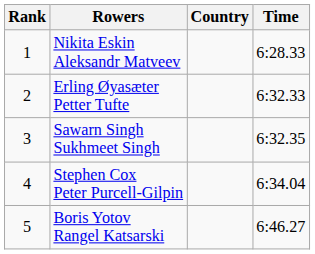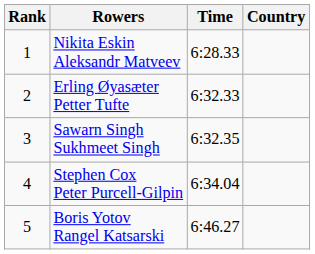columns swapped: (220, 17) <-> (281, 17)
